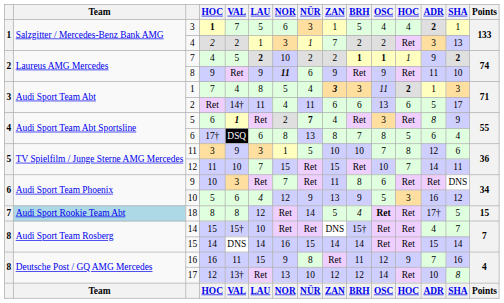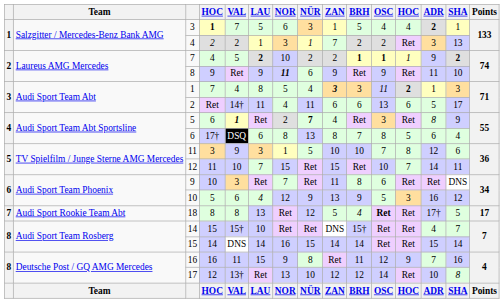(71, 213) lightblue background -> (71, 213) no background
(260, 213) 12 -> (260, 213) 13
(310, 213) 14 -> (310, 213) 12
(484, 213) 15 -> (484, 213) 17
